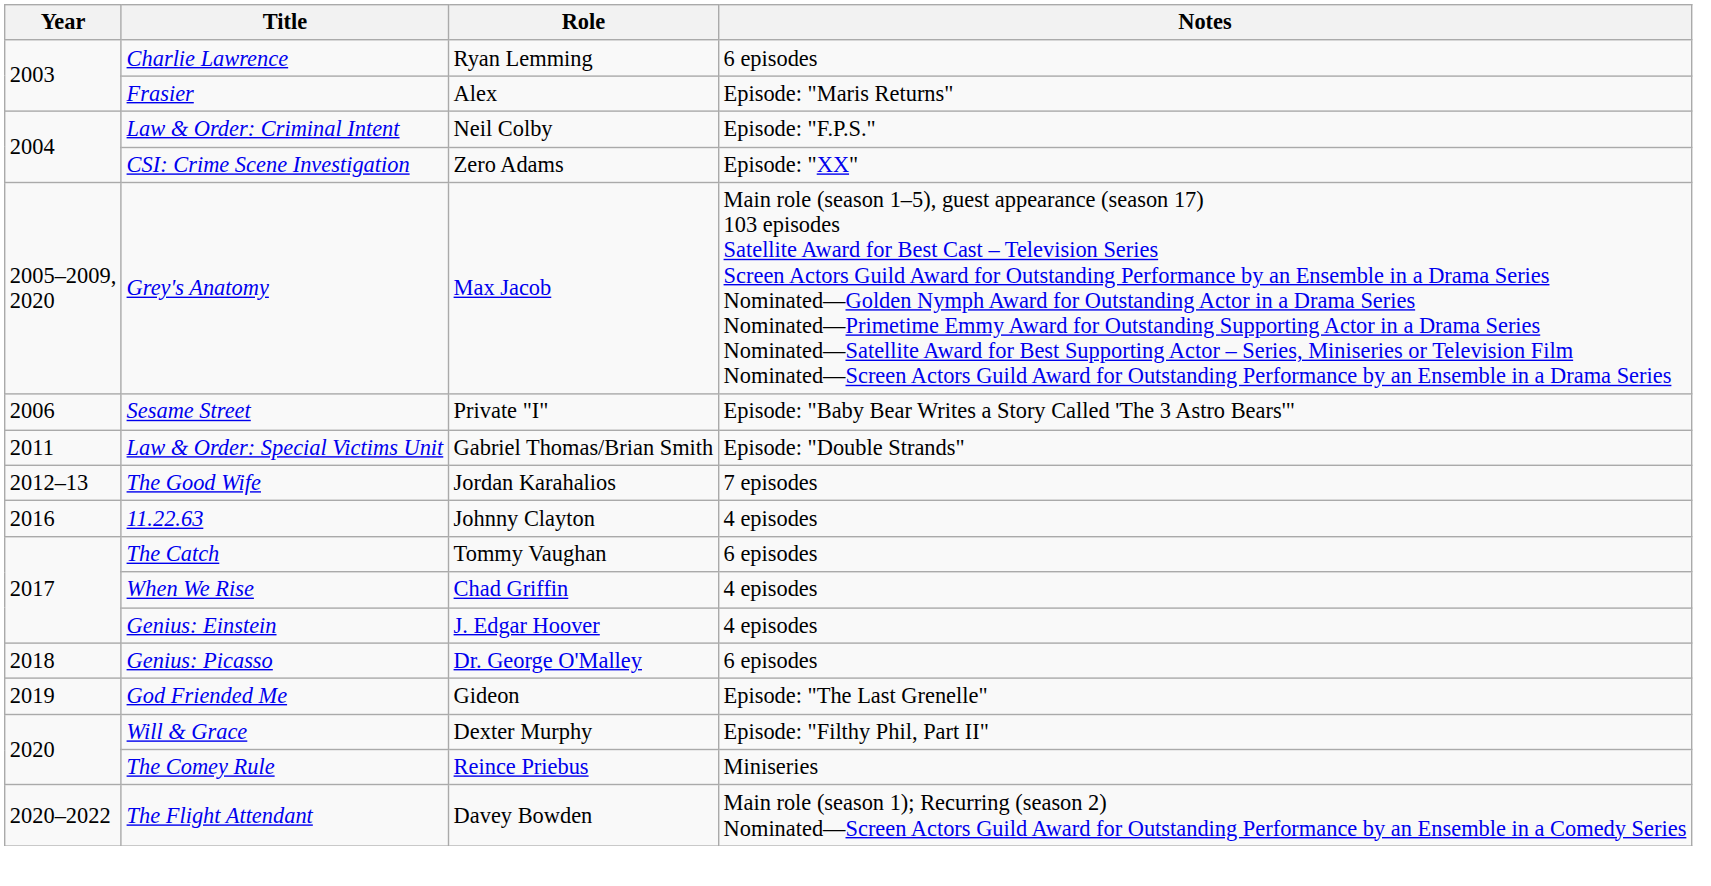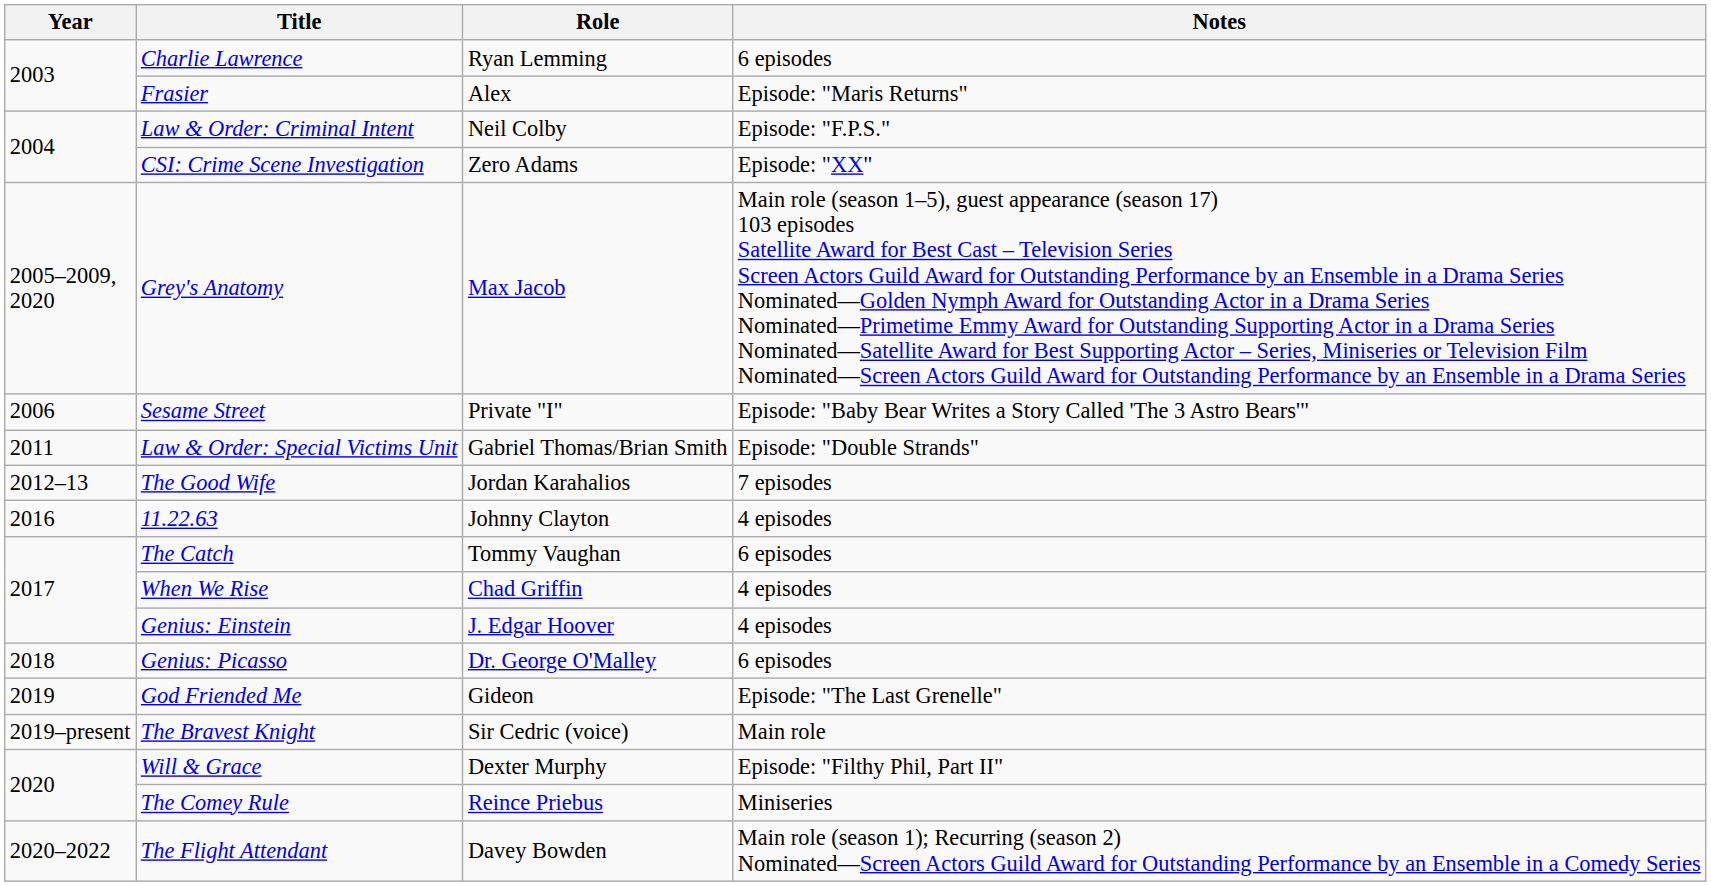+ row: (228, 731)
